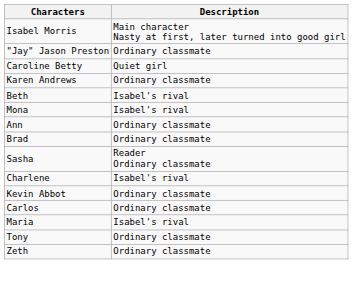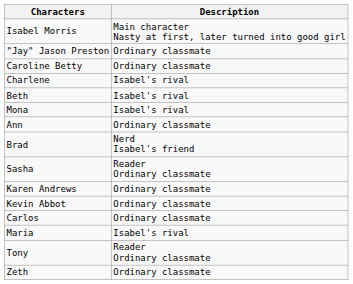(140, 66) Quiet girl -> (162, 66) Ordinary classmate
rows swapped: (28, 179) <-> (42, 80)
(162, 139) Ordinary classmate -> (154, 144) Nerd Isabel's friend
(162, 237) Ordinary classmate -> (162, 253) Reader Ordinary classmate
